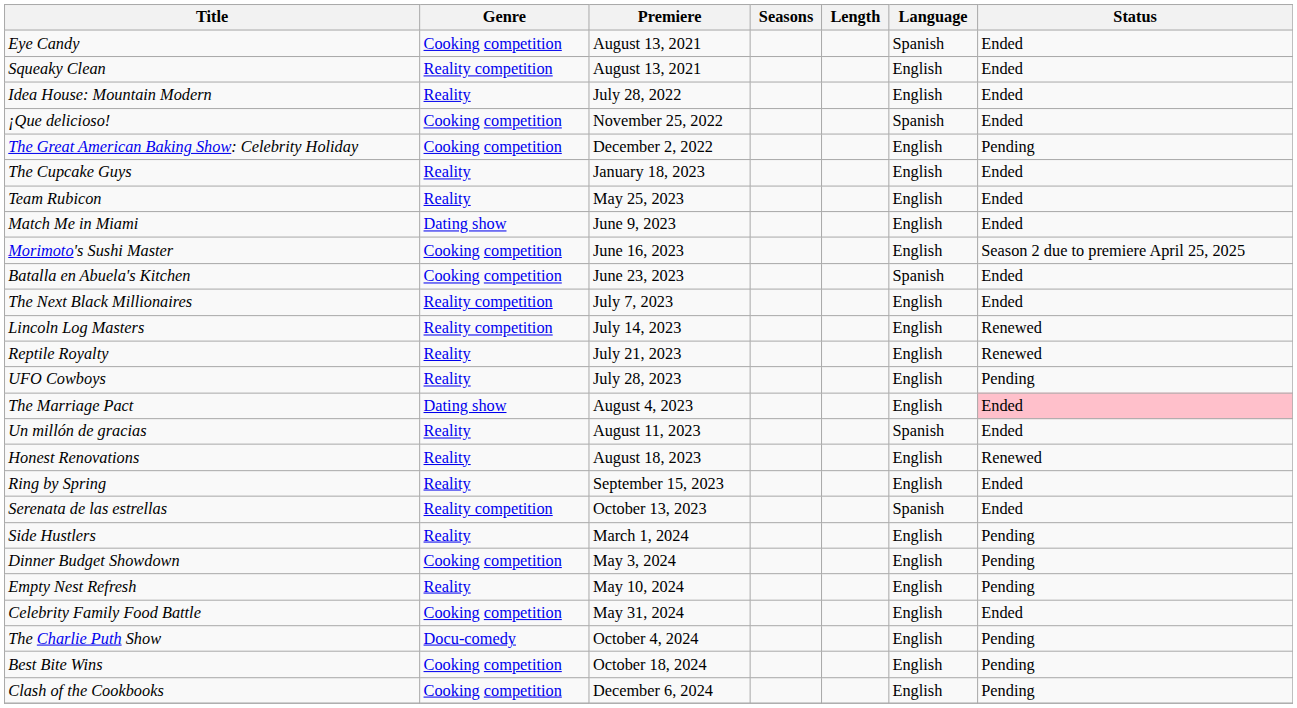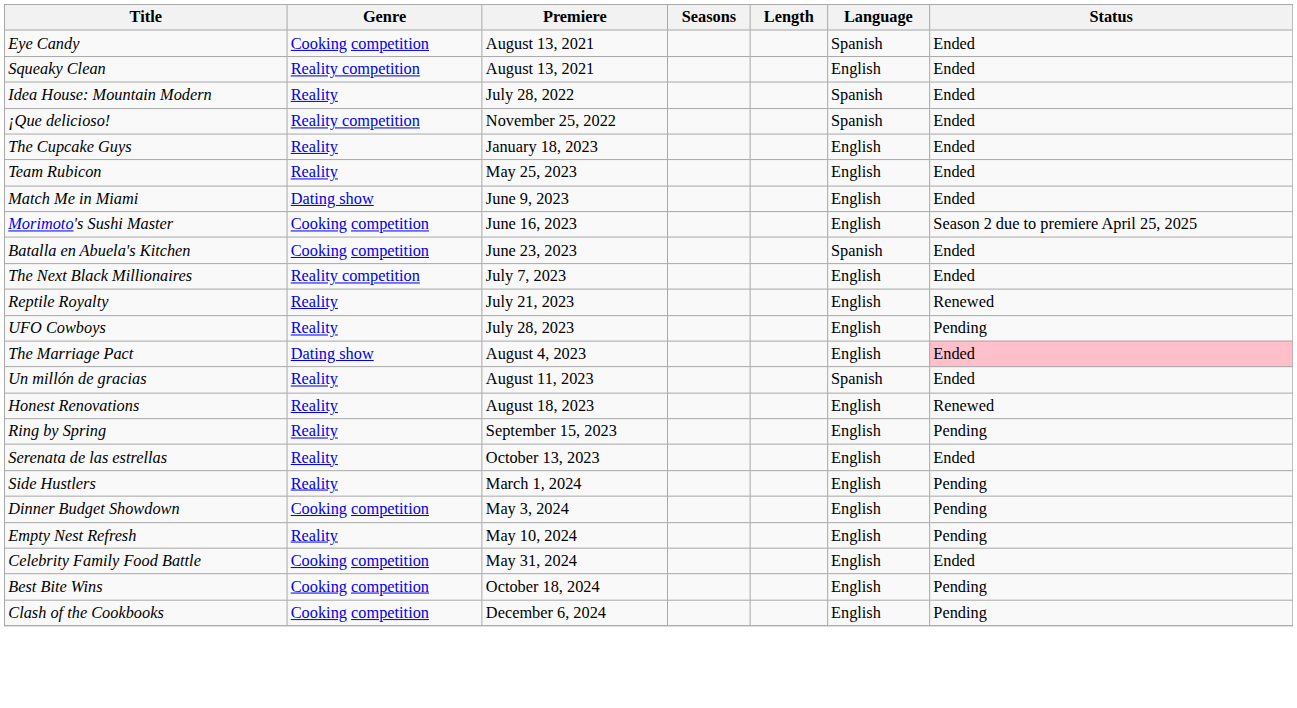(917, 95) English -> (857, 95) Spanish
(493, 120) Cooking competition -> (355, 120) Reality competition
- row: (183, 146)
- row: (76, 328)
(1002, 483) Ended -> (960, 431) Pending
(488, 509) Reality competition -> (314, 457) Reality
(918, 509) Spanish -> (856, 457) English
- row: (85, 638)
